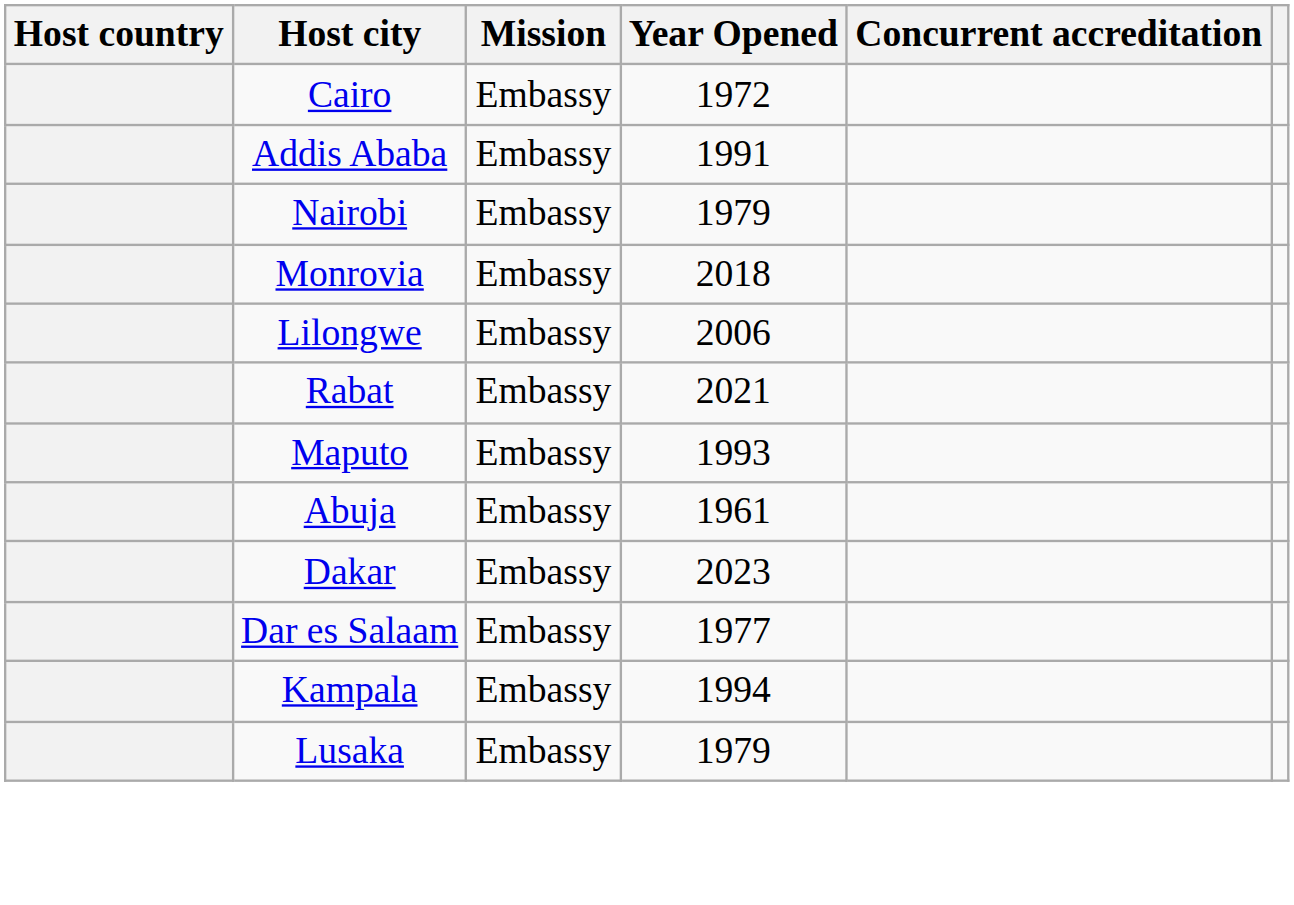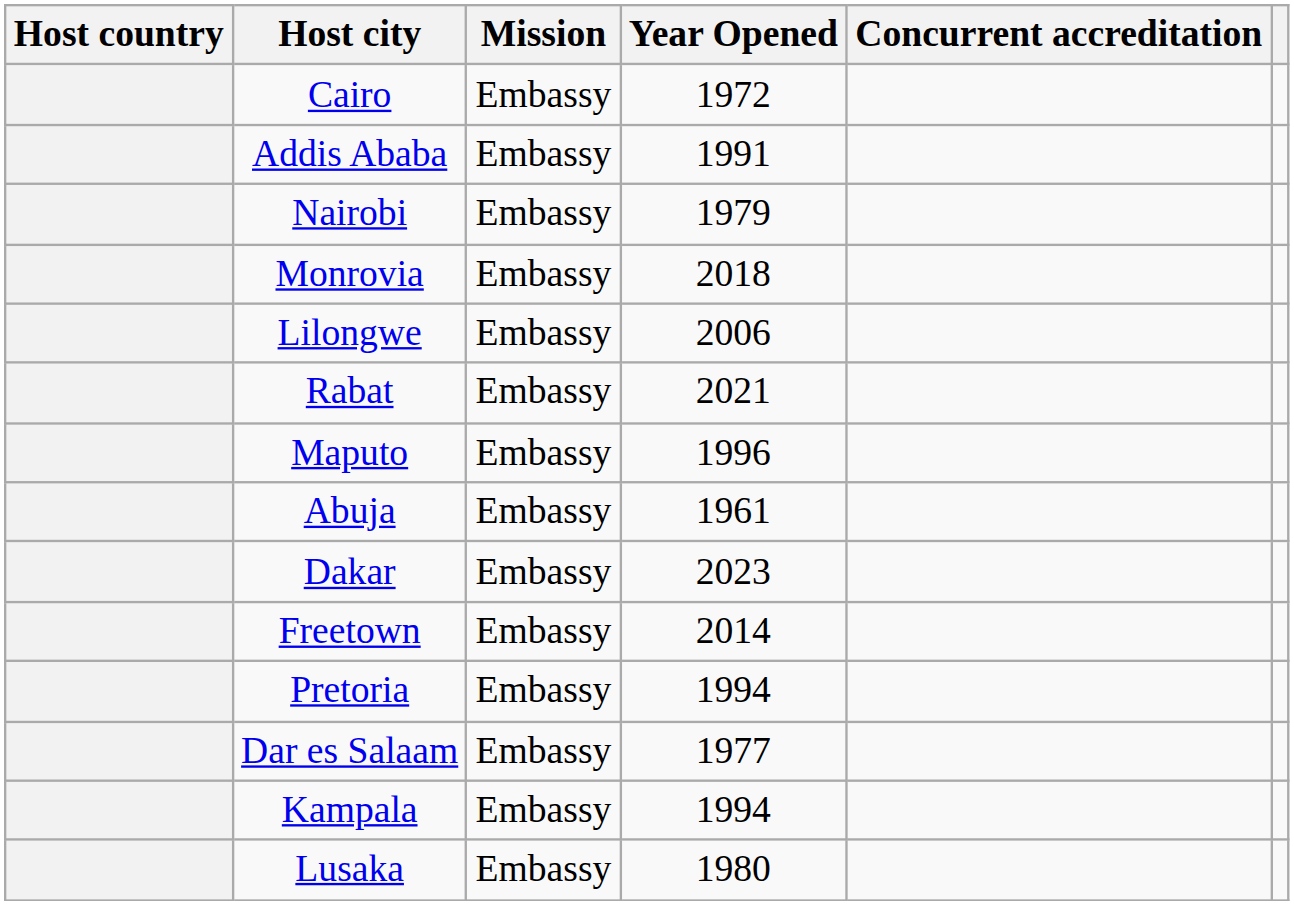(733, 451) 1993 -> (733, 451) 1996
+ row: (350, 630)
+ row: (350, 690)
(733, 749) 1979 -> (733, 869) 1980
